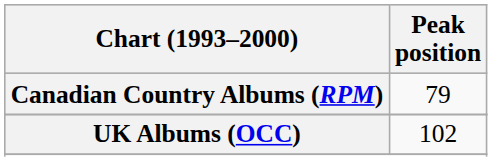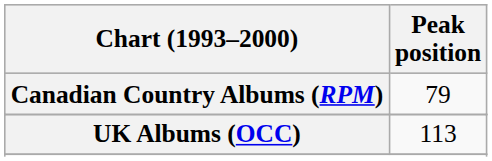(438, 133) 102 -> (438, 133) 113
